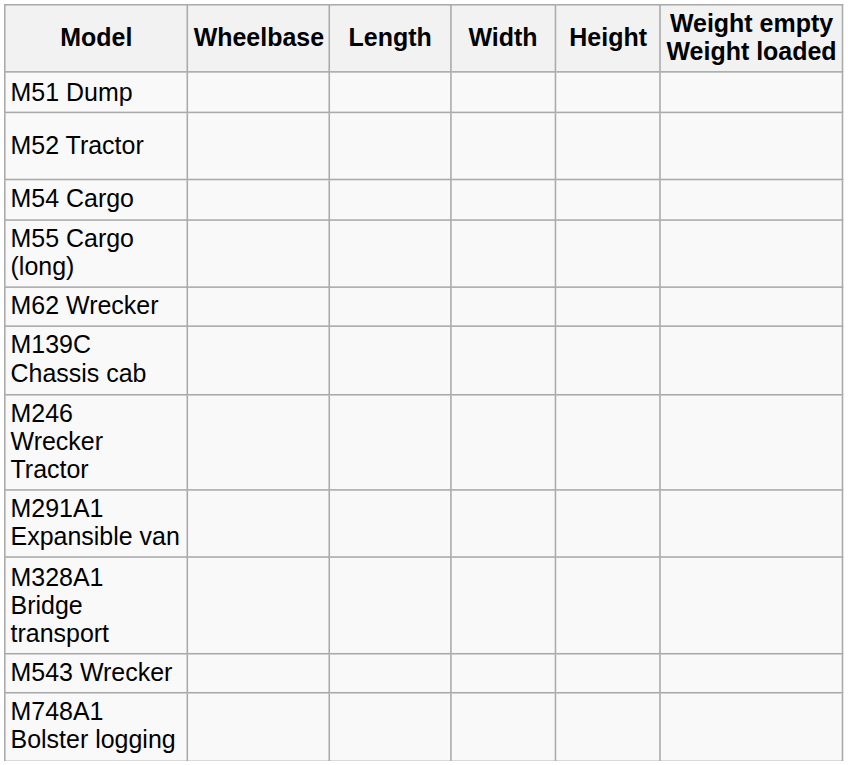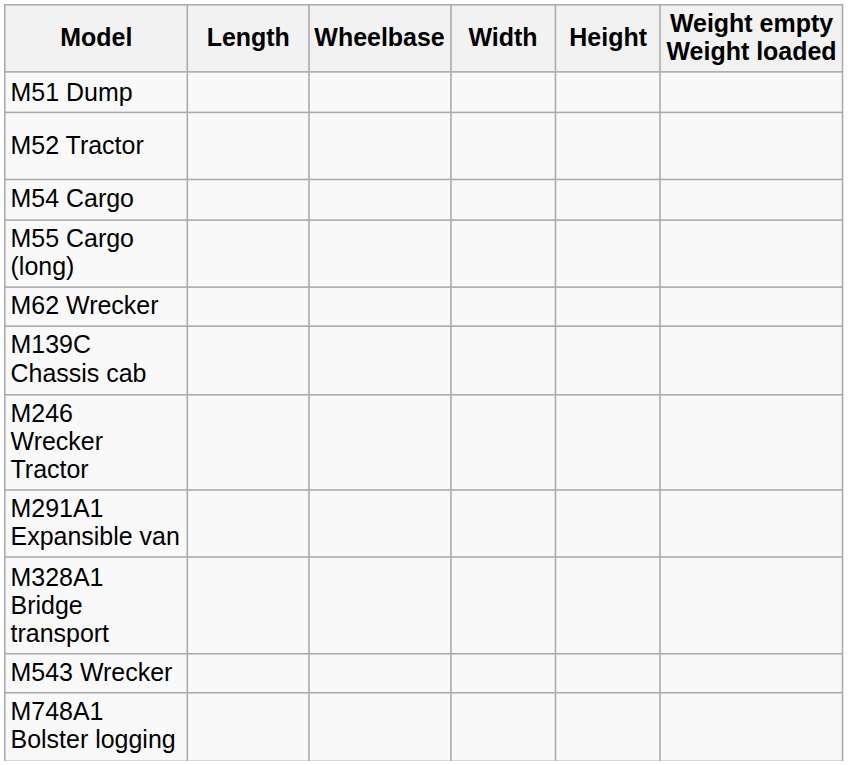columns swapped: (259, 38) <-> (390, 38)
